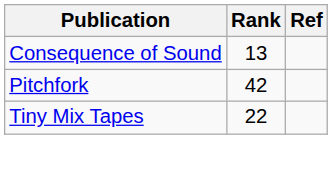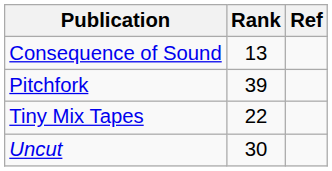(256, 85) 42 -> (256, 85) 39
+ row: (36, 149)
